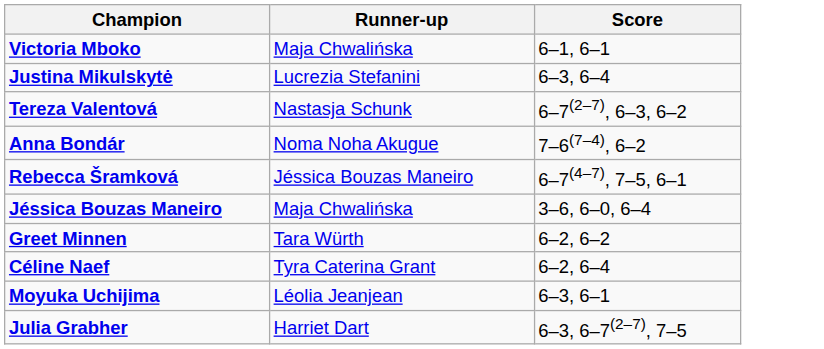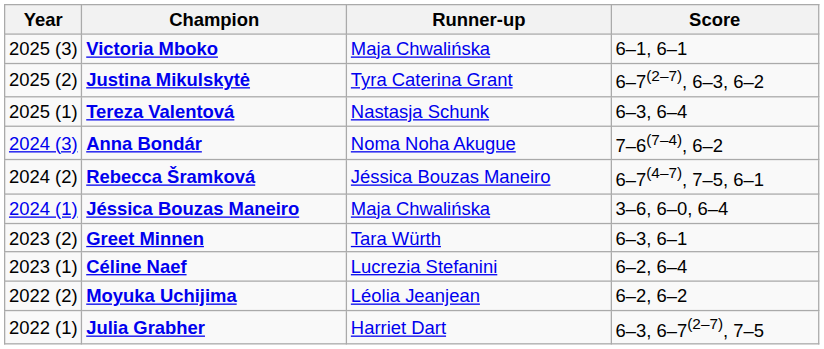+ column: (43, 20)
(347, 78) Lucrezia Stefanini -> (432, 80) Tyra Caterina Grant
(574, 78) 6–3, 6–4 -> (690, 80) 6–7(2–7), 6–3, 6–2
(613, 109) 6–7(2–7), 6–3, 6–2 -> (651, 112) 6–3, 6–4
(574, 238) 6–2, 6–2 -> (651, 238) 6–3, 6–1
(354, 267) Tyra Caterina Grant -> (424, 267) Lucrezia Stefanini
(574, 296) 6–3, 6–1 -> (651, 296) 6–2, 6–2
